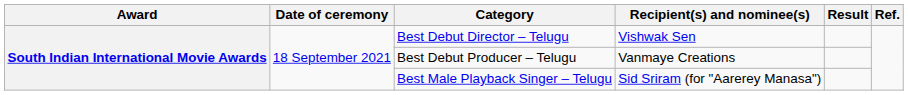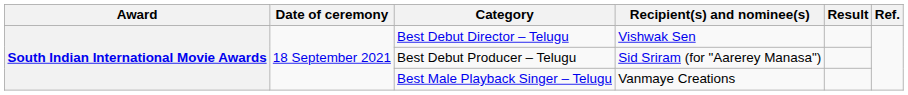(677, 57) Vanmaye Creations -> (720, 57) Sid Sriram (for "Aarerey Manasa")
(720, 79) Sid Sriram (for "Aarerey Manasa") -> (677, 79) Vanmaye Creations
